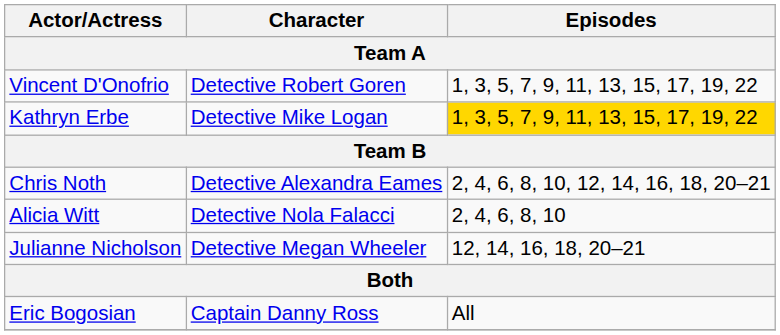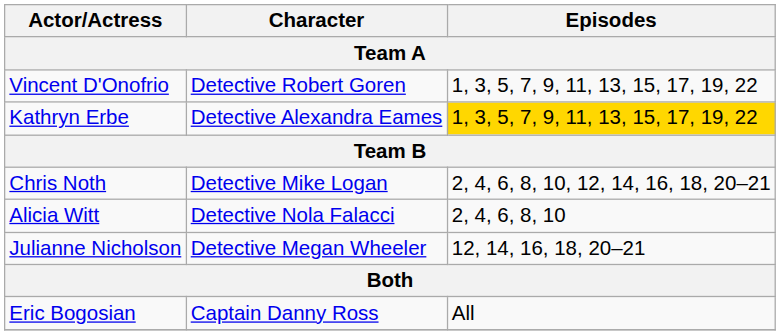(289, 118) Detective Mike Logan -> (317, 118) Detective Alexandra Eames
(317, 183) Detective Alexandra Eames -> (289, 183) Detective Mike Logan
